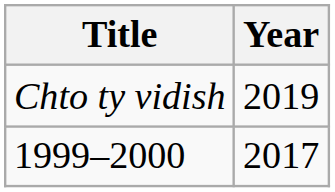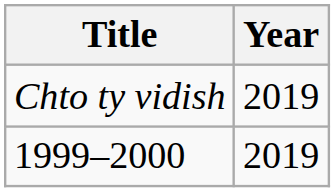(281, 155) 2017 -> (281, 155) 2019
